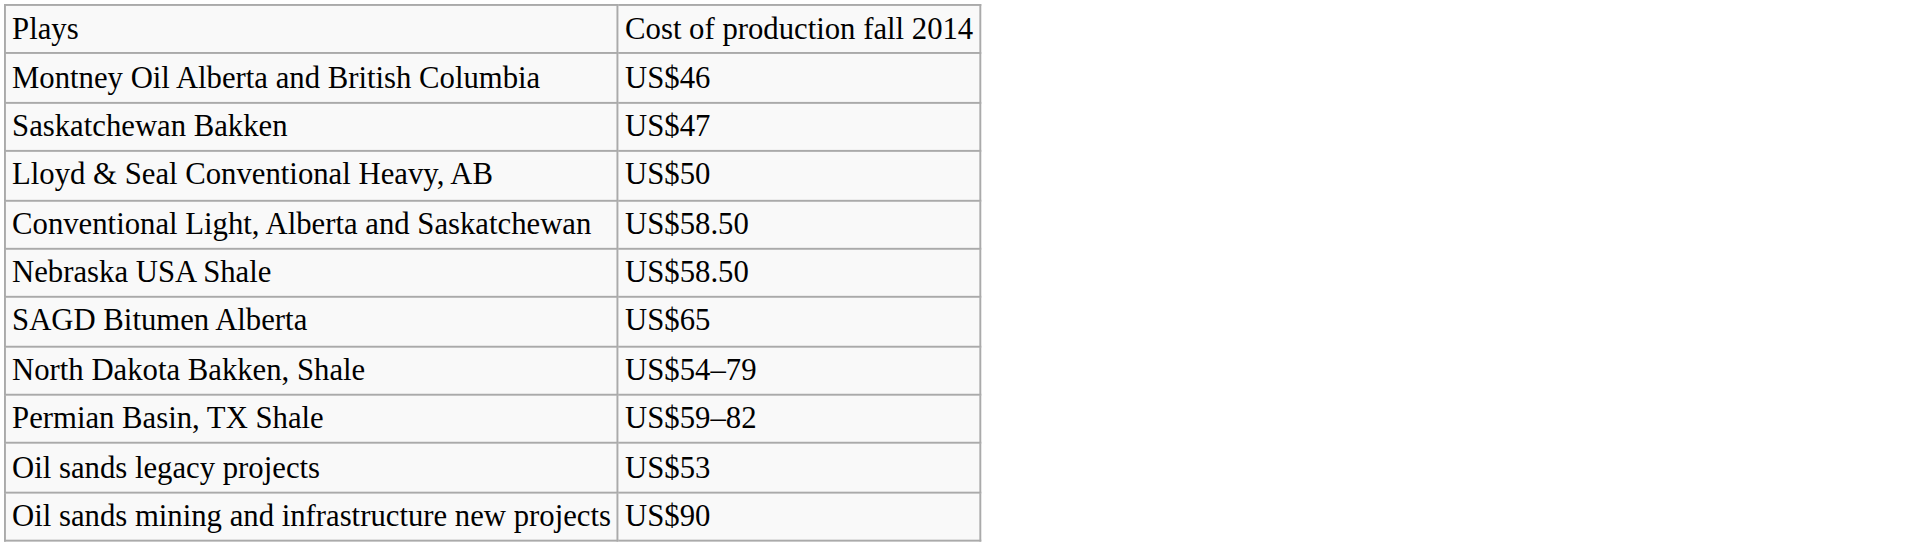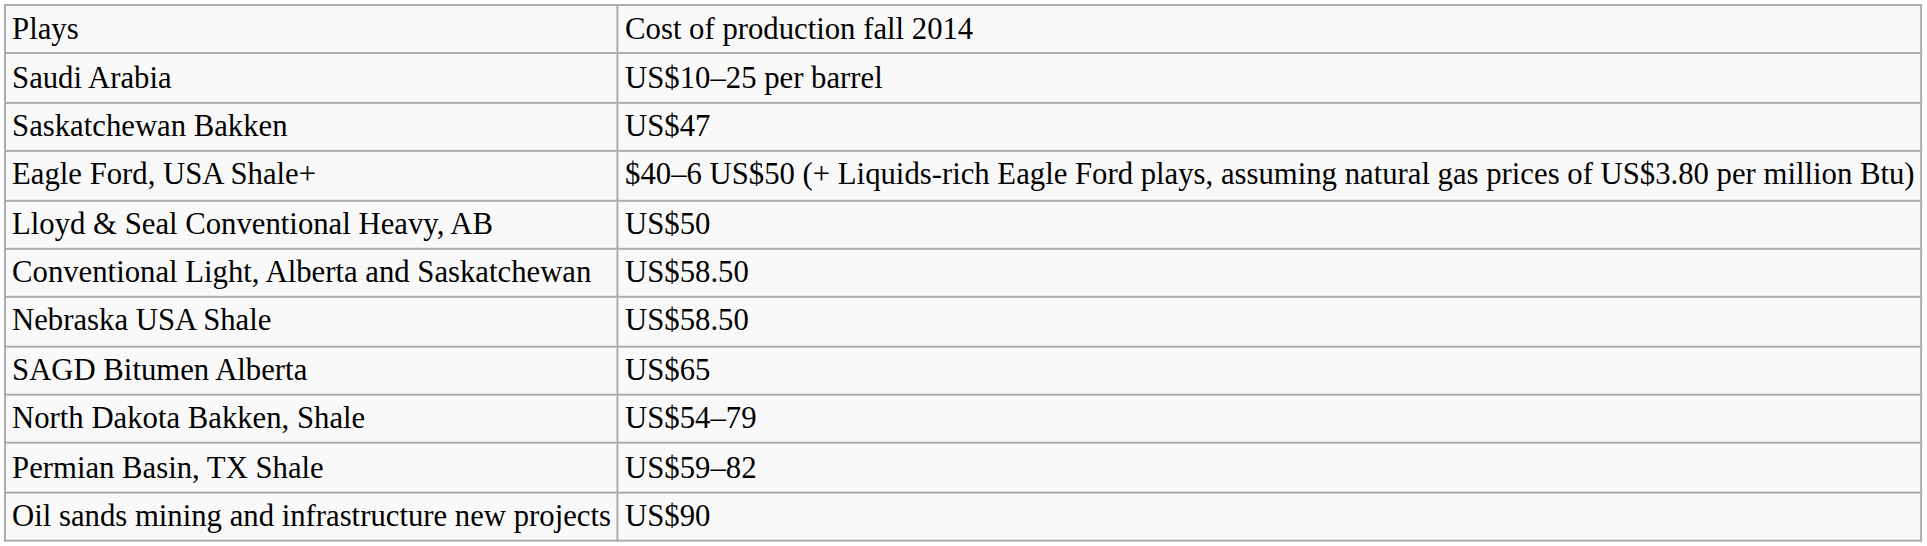+ row: (92, 77)
- row: (276, 77)
+ row: (164, 175)
- row: (166, 467)
